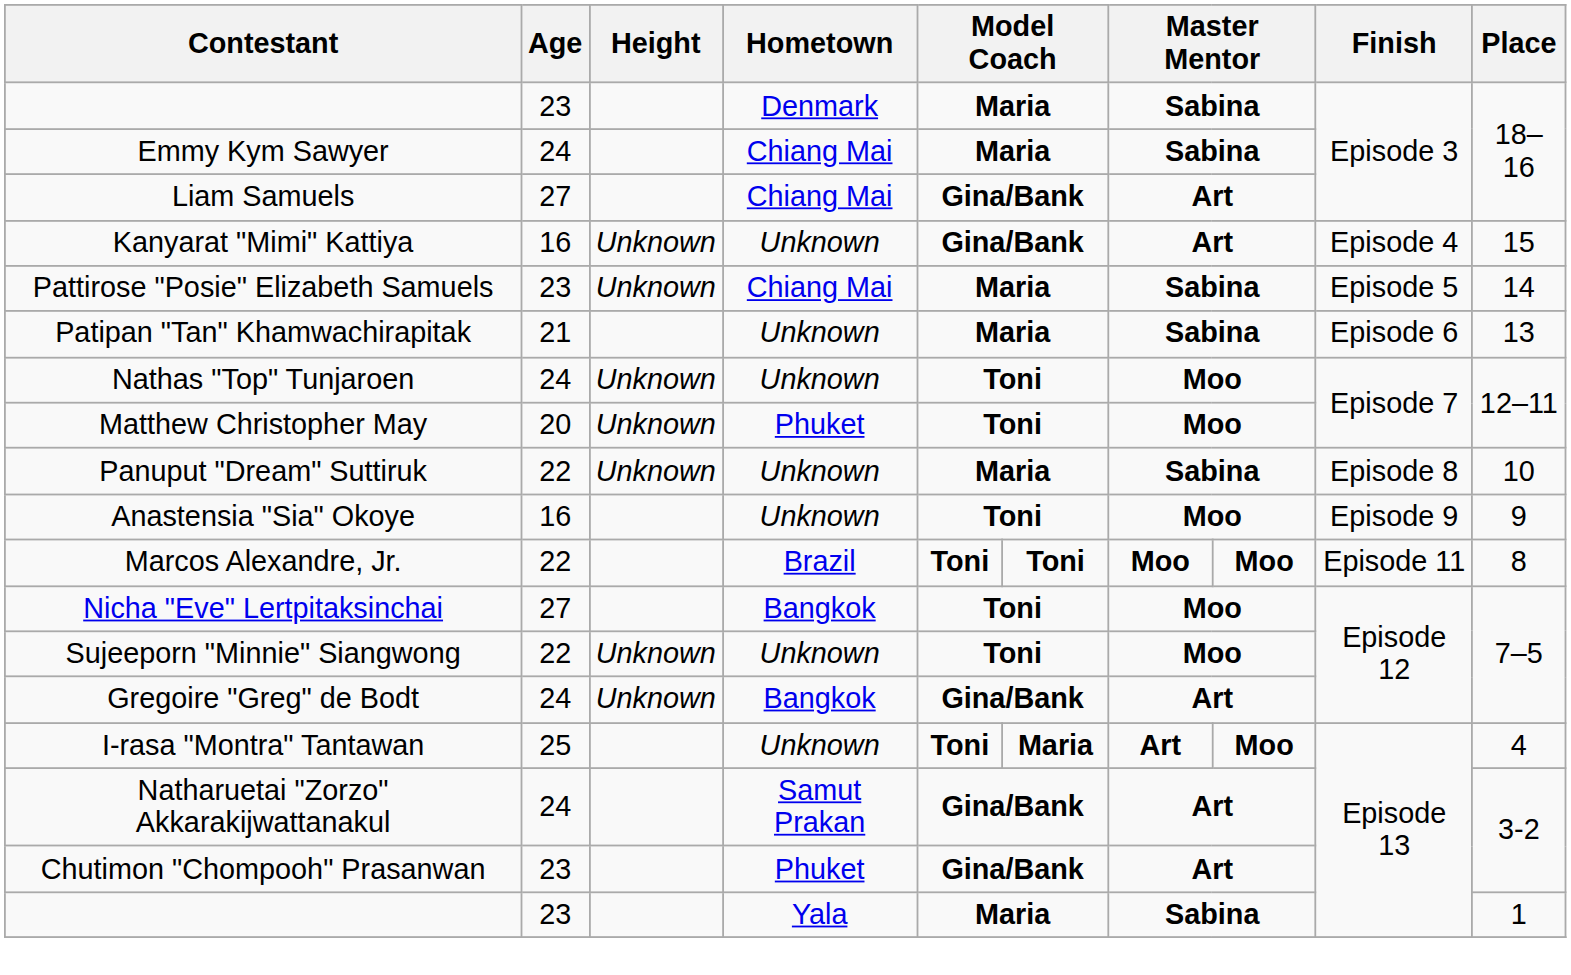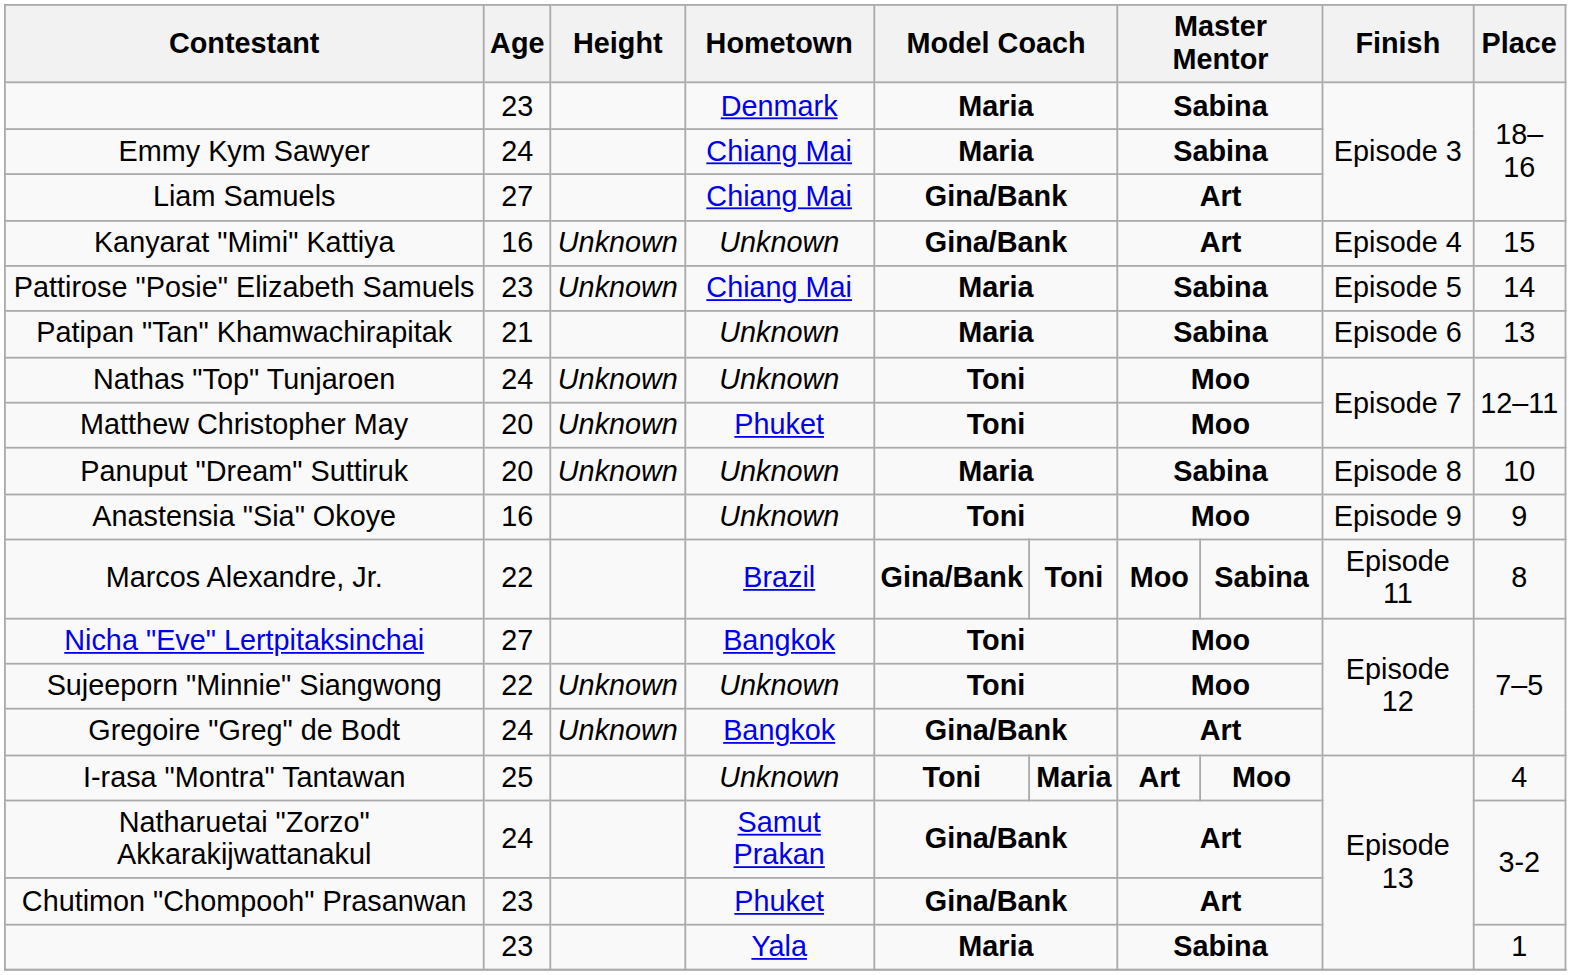(555, 470) 22 -> (517, 470) 20
(960, 562) Toni -> (952, 578) Gina/Bank
(1264, 562) Moo -> (1262, 578) Sabina
